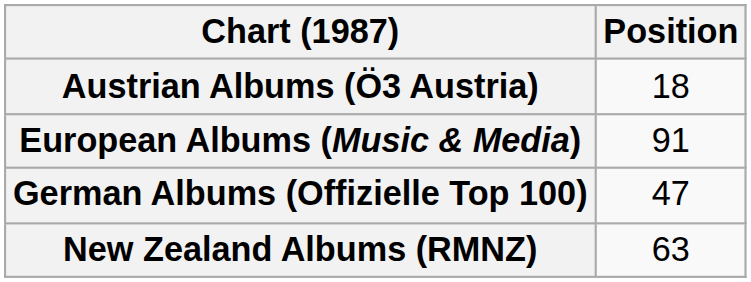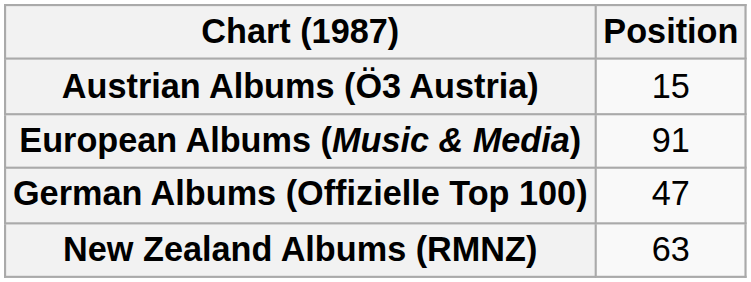(671, 85) 18 -> (671, 85) 15
